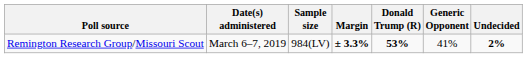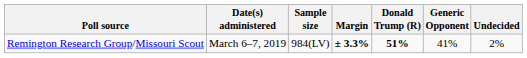(397, 43) 53% -> (397, 43) 51%
(497, 43) bold -> (497, 43) normal
